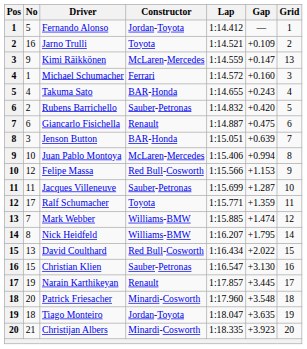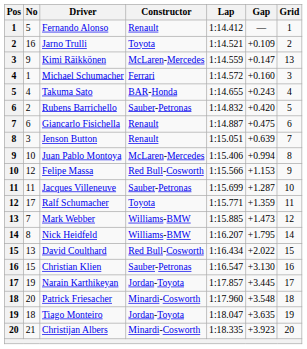(156, 27) Jordan-Toyota -> (143, 27) Renault
(153, 139) BAR-Honda -> (143, 139) Renault
(261, 219) +1.474 -> (261, 219) +1.473
(143, 282) Renault -> (156, 282) Jordan-Toyota
